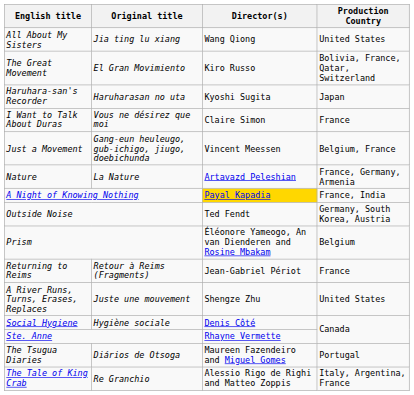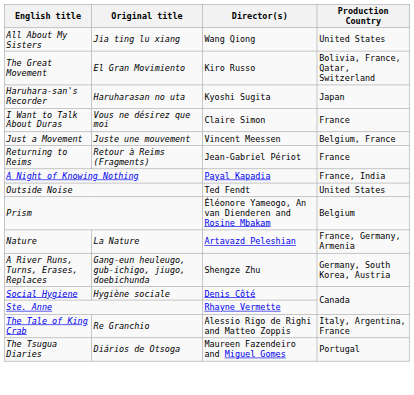(139, 148) Gang-eun heuleugo, gub-ichigo, jiugo, doebichunda -> (142, 139) Juste une mouvement
rows swapped: (22, 177) <-> (37, 271)
(237, 195) gold background -> (237, 176) no background
(355, 214) Germany, South Korea, Austria -> (352, 190) United States
(142, 299) Juste une mouvement -> (139, 270) Gang-eun heuleugo, gub-ichigo, jiugo, doebichunda
(352, 299) United States -> (355, 270) Germany, South Korea, Austria
rows swapped: (47, 379) <-> (32, 355)
